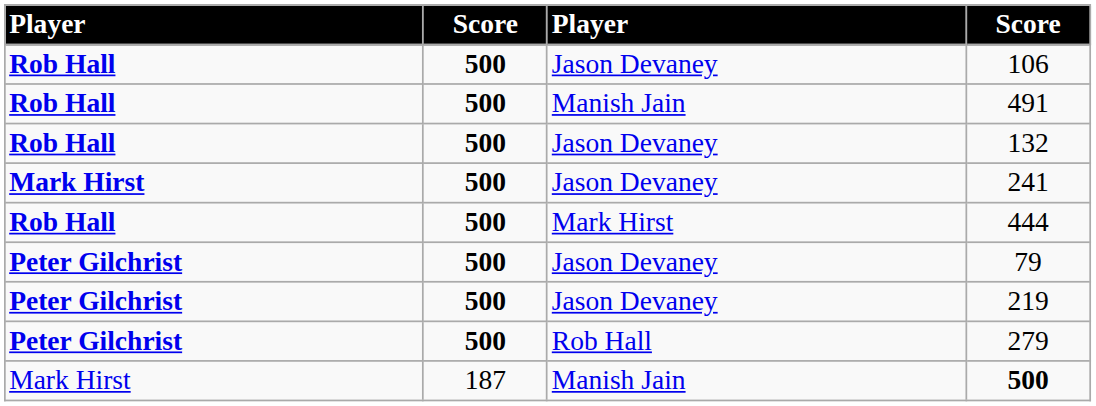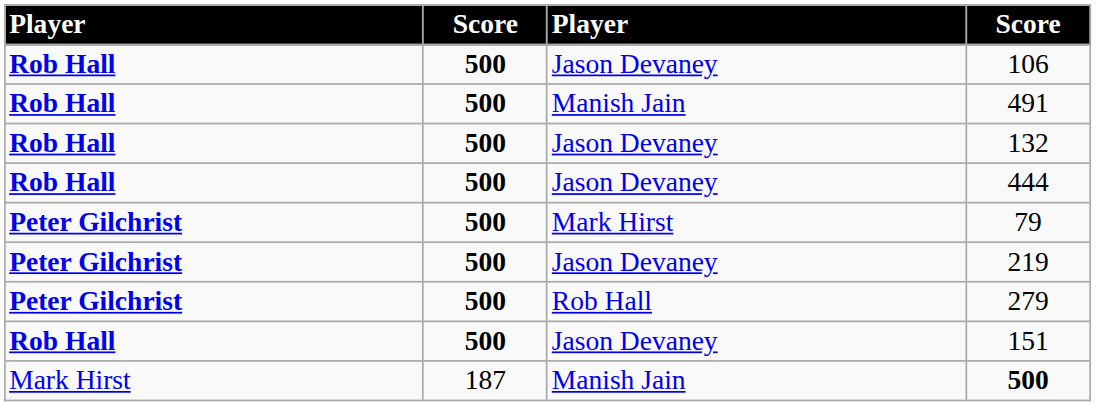- row: (1028, 182)
(613, 222) Mark Hirst -> (635, 182) Jason Devaney
(635, 261) Jason Devaney -> (613, 222) Mark Hirst
+ row: (1028, 340)
